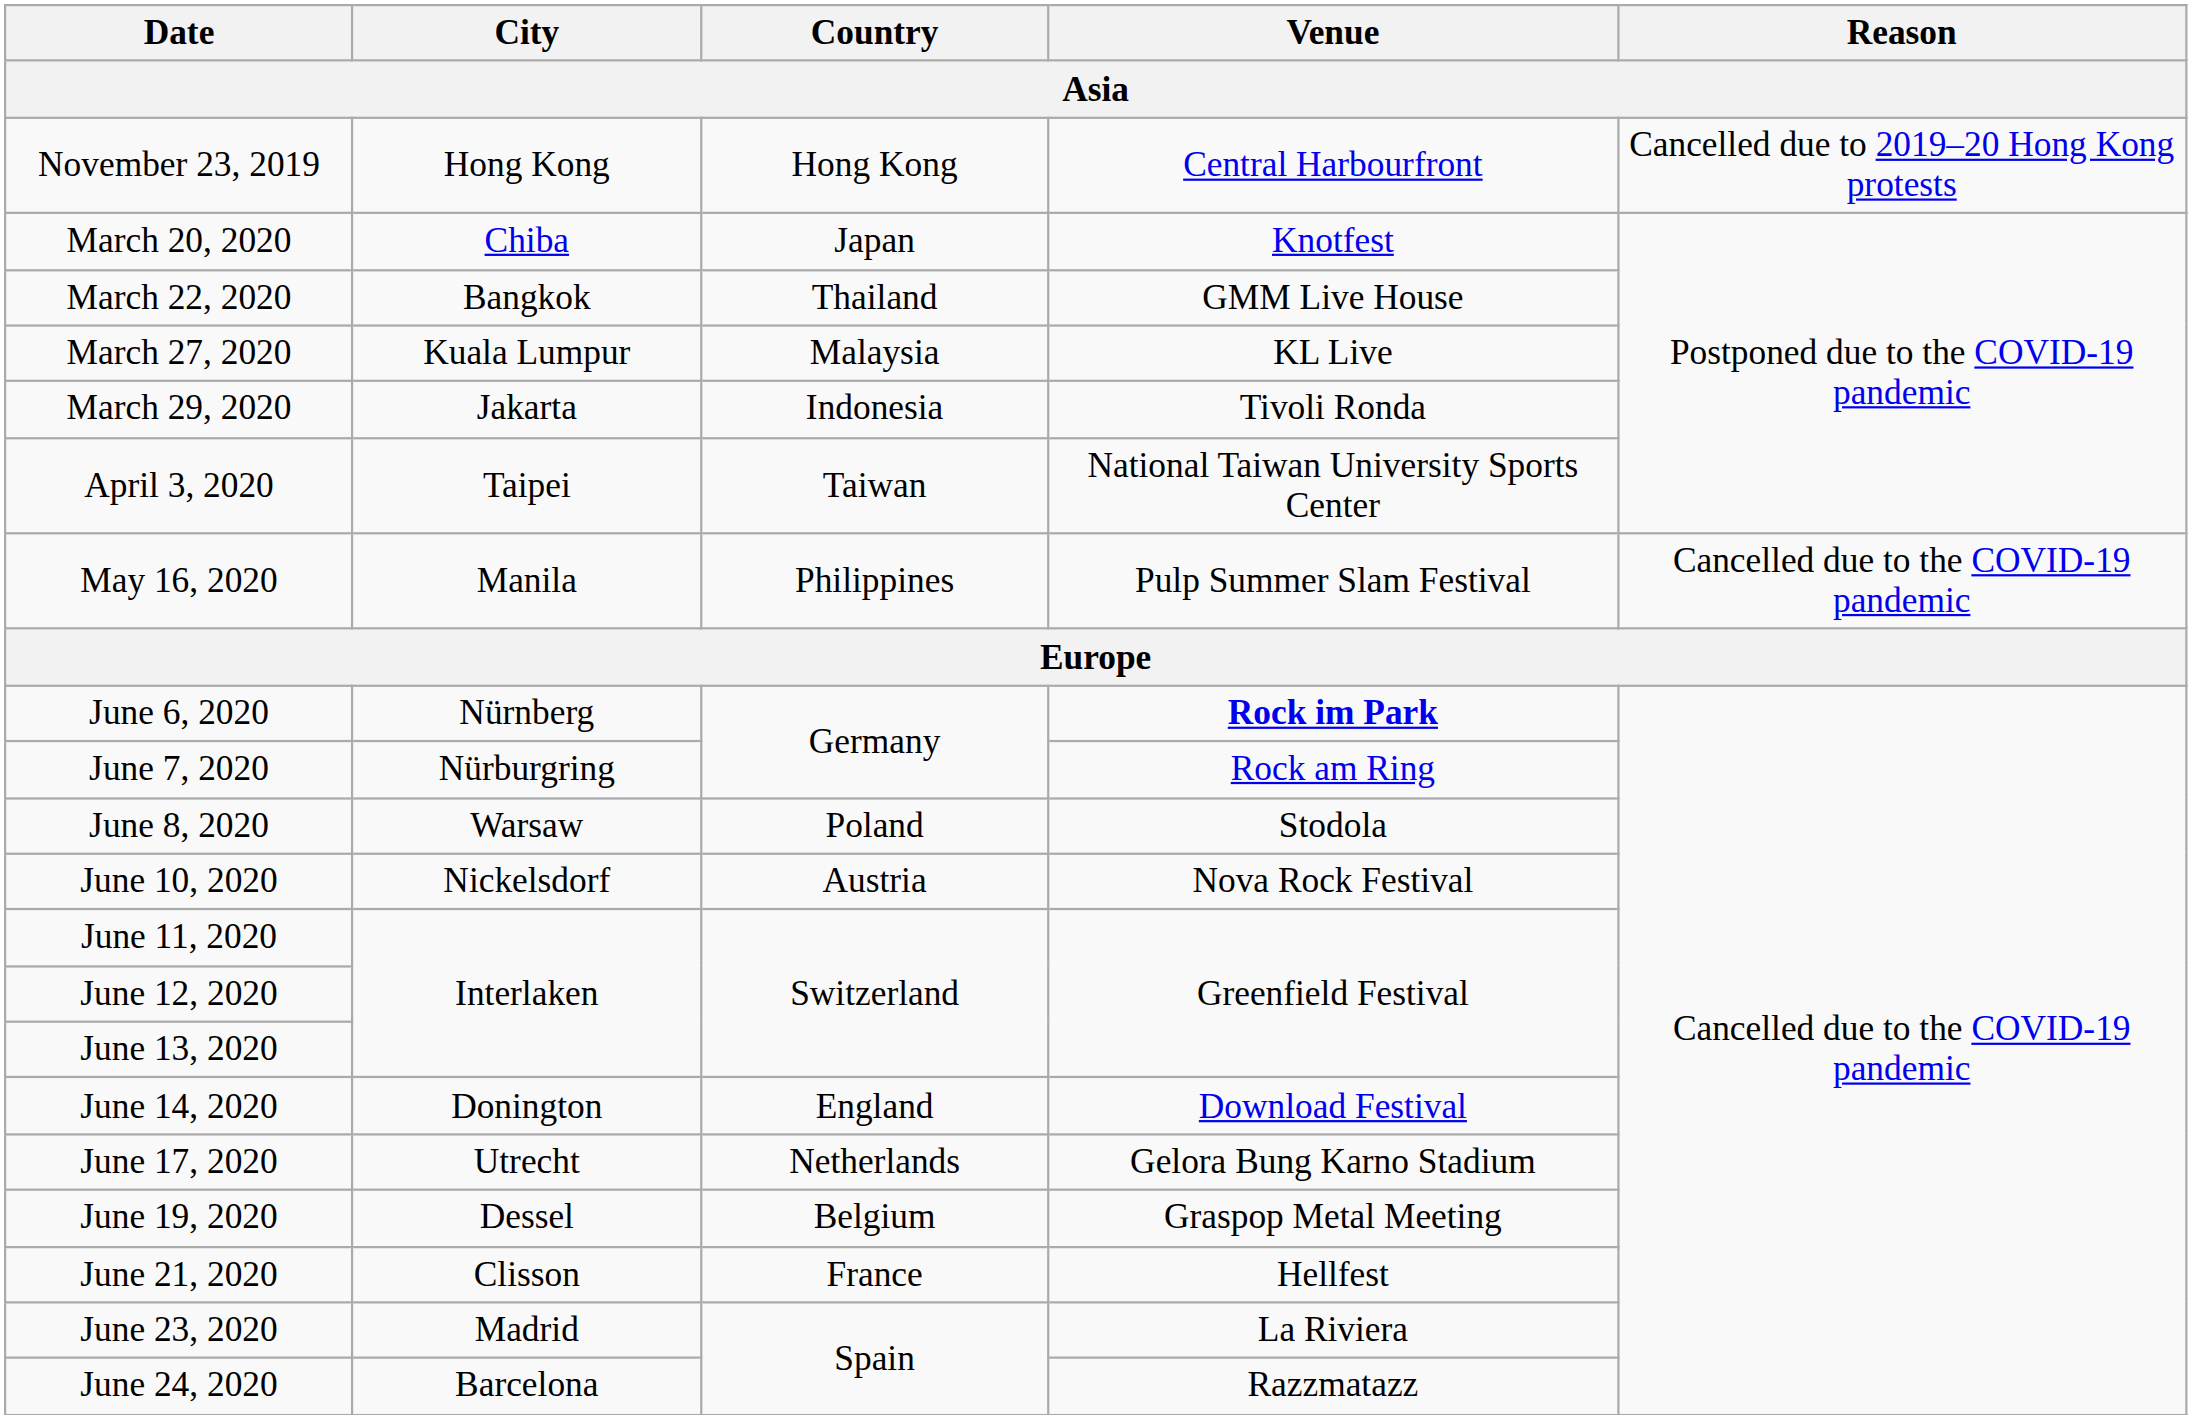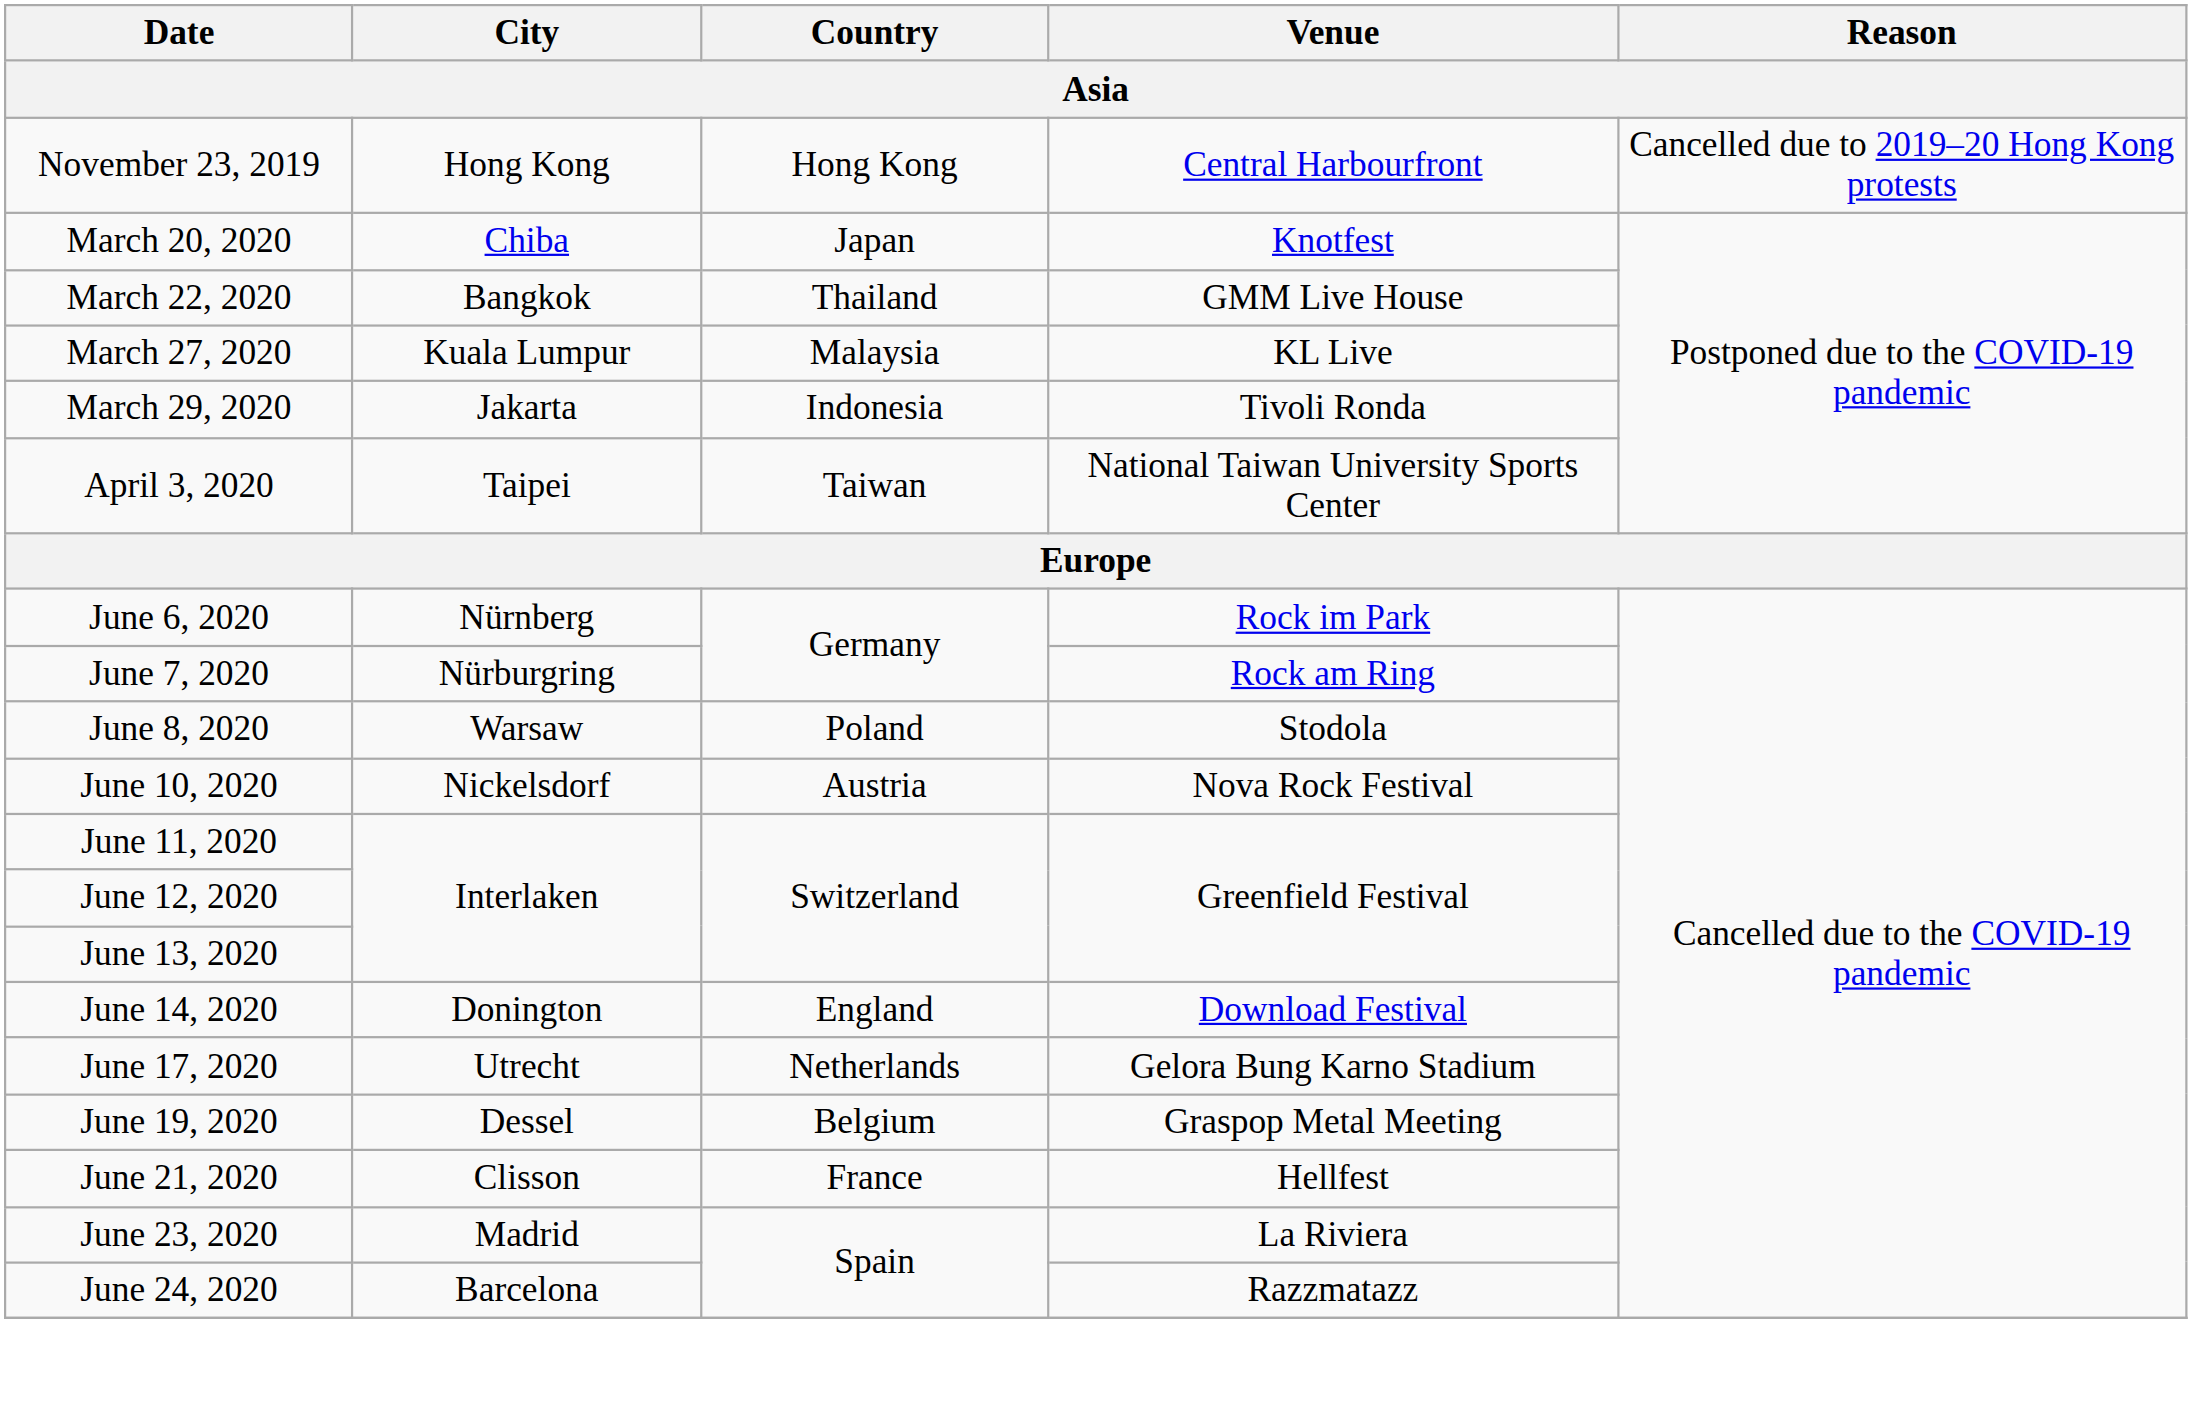- row: (179, 580)
(1333, 712) bold -> (1333, 616) normal
